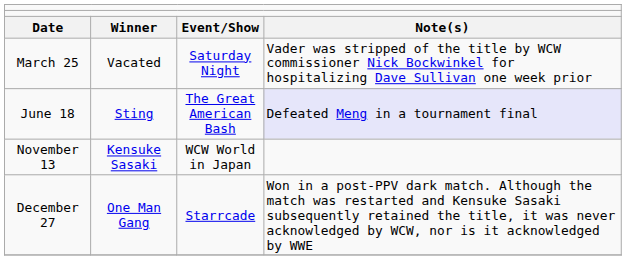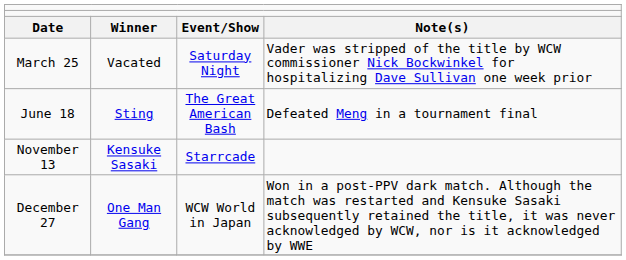(402, 114) lavender background -> (402, 114) no background
(220, 157) WCW World in Japan -> (220, 157) Starrcade
(220, 215) Starrcade -> (220, 215) WCW World in Japan
